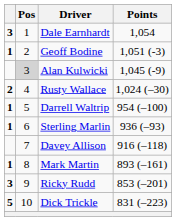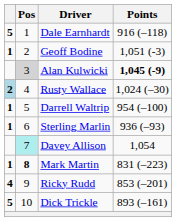(10, 32) 3 -> (10, 32) 5
(142, 32) 1,054 -> (142, 32) 916 (–118)
(142, 70) normal -> (142, 70) bold
(10, 89) no background -> (10, 89) lightblue background
(27, 145) no background -> (27, 145) paleturquoise background
(142, 145) 916 (–118) -> (142, 145) 1,054
(27, 164) normal -> (27, 164) bold
(142, 164) 893 (–161) -> (142, 164) 831 (–223)
(10, 183) 3 -> (10, 183) 4
(142, 202) 831 (–223) -> (142, 202) 893 (–161)
